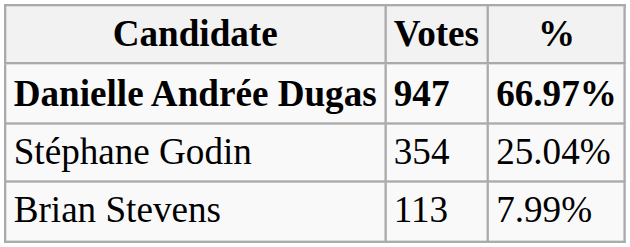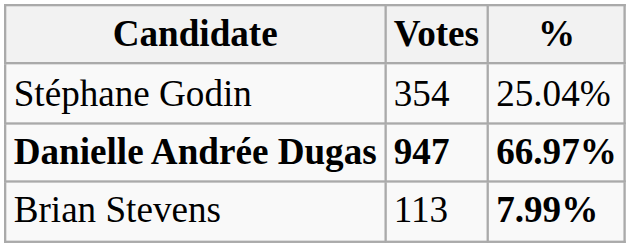rows swapped: (195, 92) <-> (133, 151)
(544, 210) normal -> (547, 210) bold
